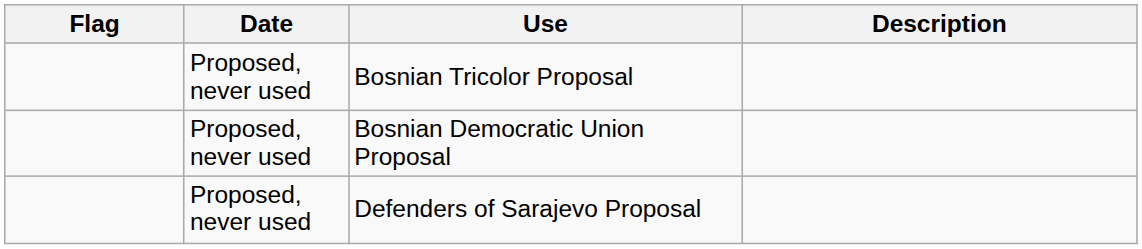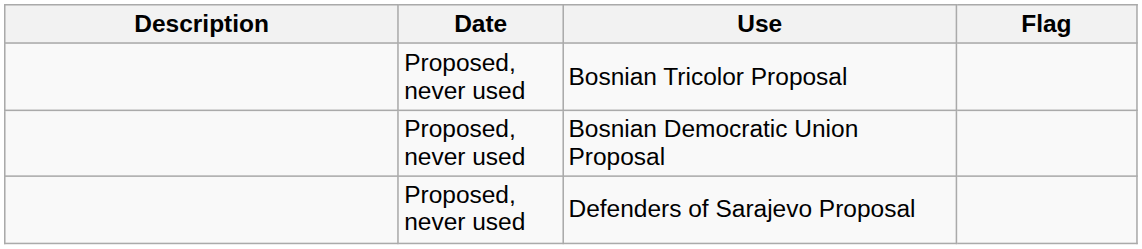columns swapped: (95, 23) <-> (939, 23)
